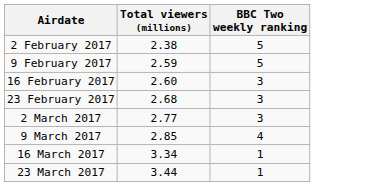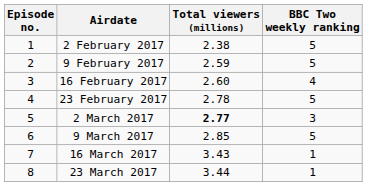+ column: (31, 20)
(260, 81) 3 -> (313, 81) 4
(164, 99) 2.68 -> (216, 99) 2.78
(260, 99) 3 -> (313, 99) 5
(164, 118) normal -> (216, 118) bold
(260, 136) 4 -> (313, 136) 5
(164, 154) 3.34 -> (216, 154) 3.43
